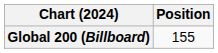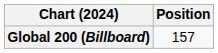(183, 37) 155 -> (183, 37) 157
